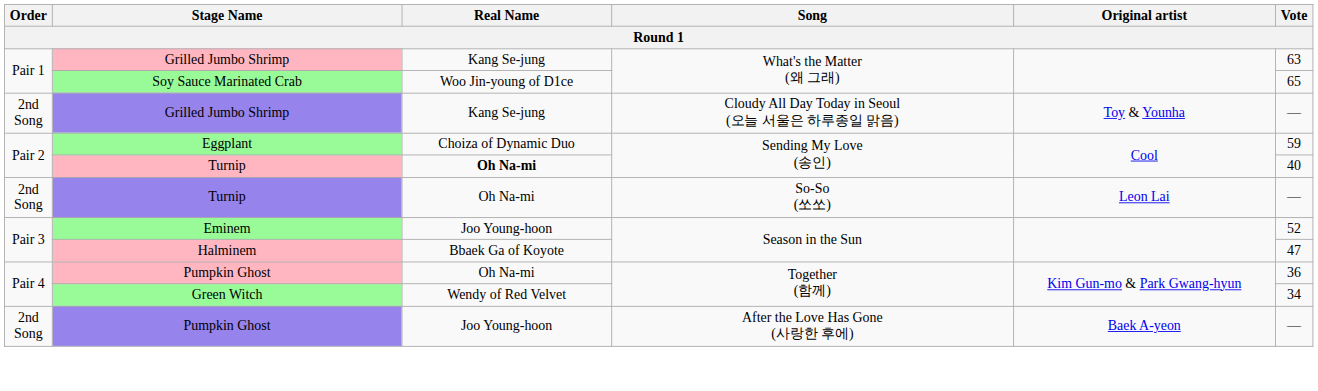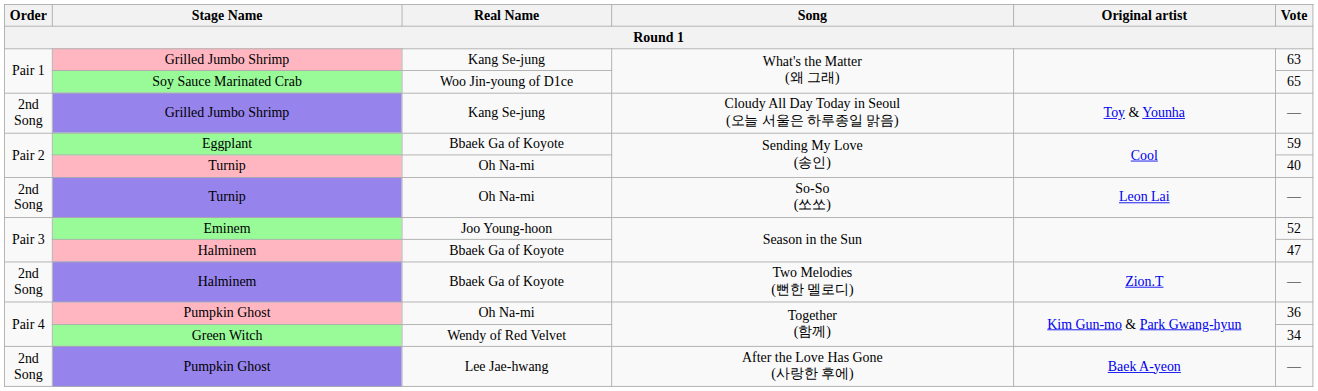(507, 144) Choiza of Dynamic Duo -> (507, 144) Bbaek Ga of Koyote
(507, 166) bold -> (507, 166) normal
+ row: (227, 281)
(507, 326) Joo Young-hoon -> (507, 366) Lee Jae-hwang
